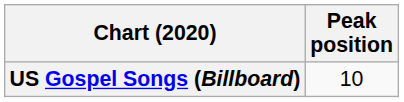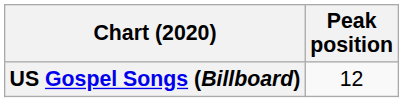(352, 79) 10 -> (352, 79) 12
